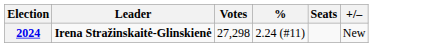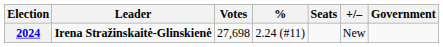+ column: (403, 14)
(233, 33) 27,298 -> (233, 33) 27,698
